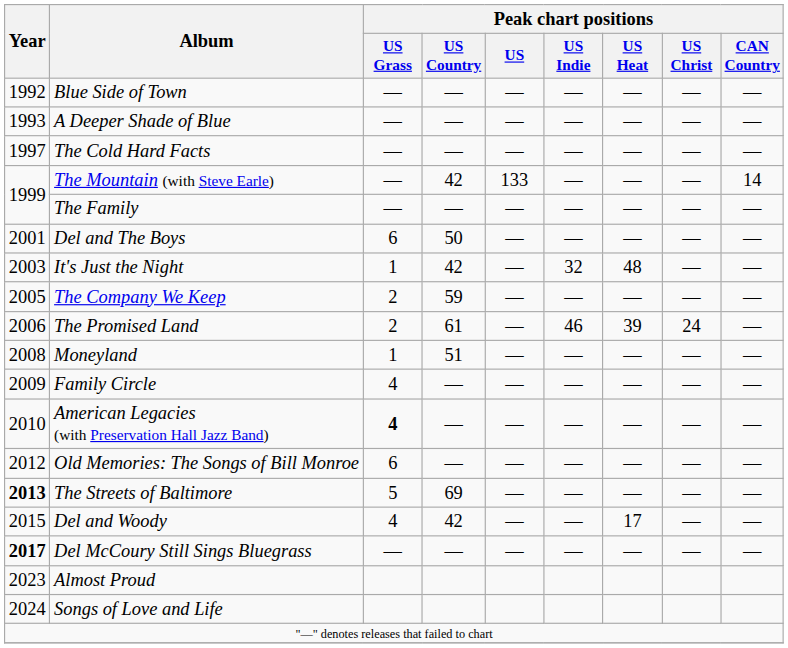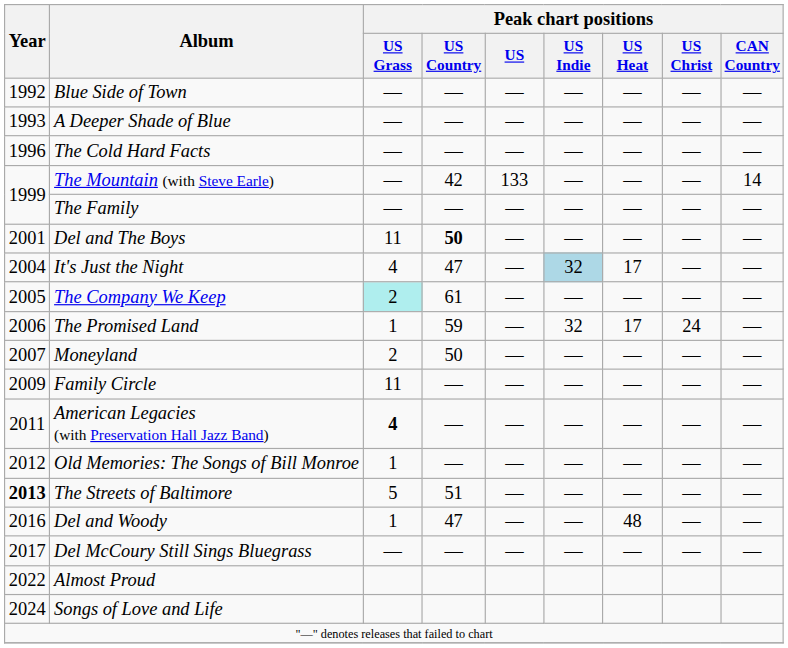(27, 150) 1997 -> (27, 150) 1996
(393, 238) 6 -> (393, 238) 11
(454, 238) normal -> (454, 238) bold
(27, 267) 2003 -> (27, 267) 2004
(393, 267) 1 -> (393, 267) 4
(454, 267) 42 -> (454, 267) 47
(573, 267) no background -> (573, 267) lightblue background
(632, 267) 48 -> (632, 267) 17
(393, 296) no background -> (393, 296) paleturquoise background
(454, 296) 59 -> (454, 296) 61
(393, 325) 2 -> (393, 325) 1
(454, 325) 61 -> (454, 325) 59
(573, 325) 46 -> (573, 325) 32
(632, 325) 39 -> (632, 325) 17
(27, 354) 2008 -> (27, 354) 2007
(393, 354) 1 -> (393, 354) 2
(454, 354) 51 -> (454, 354) 50
(393, 384) 4 -> (393, 384) 11
(27, 423) 2010 -> (27, 423) 2011
(393, 463) 6 -> (393, 463) 1
(454, 492) 69 -> (454, 492) 51
(27, 521) 2015 -> (27, 521) 2016
(393, 521) 4 -> (393, 521) 1
(454, 521) 42 -> (454, 521) 47
(632, 521) 17 -> (632, 521) 48
(27, 550) bold -> (27, 550) normal
(27, 579) 2023 -> (27, 579) 2022
